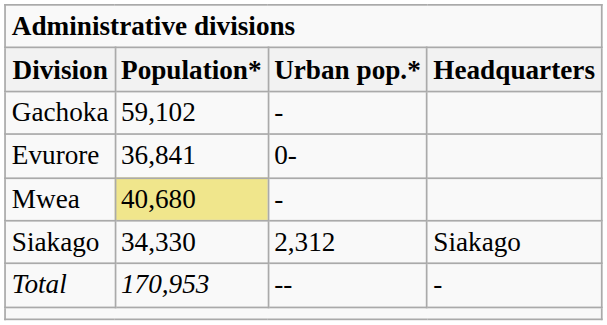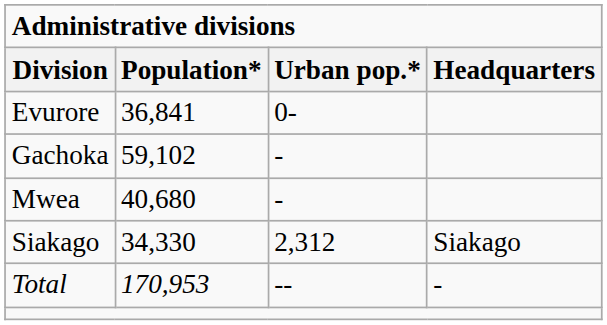rows swapped: (60, 112) <-> (56, 155)
(158, 198) khaki background -> (158, 198) no background
